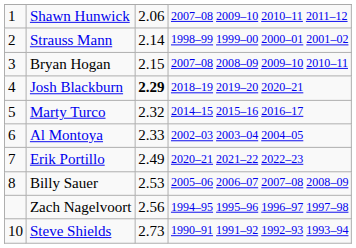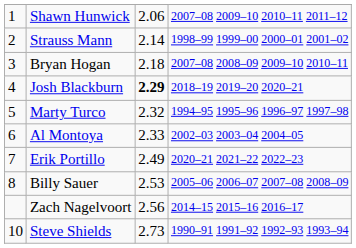(151, 64) 2.15 -> (151, 64) 2.18
(237, 111) 2014–15 2015–16 2016–17 -> (260, 111) 1994–95 1995–96 1996–97 1997–98
(260, 207) 1994–95 1995–96 1996–97 1997–98 -> (237, 207) 2014–15 2015–16 2016–17
